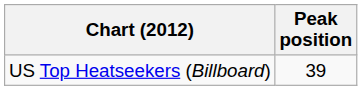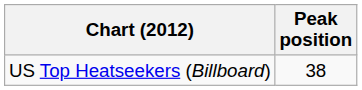(316, 70) 39 -> (316, 70) 38
